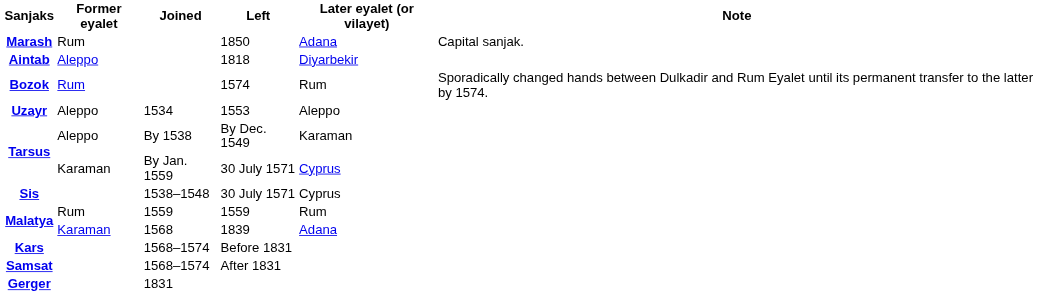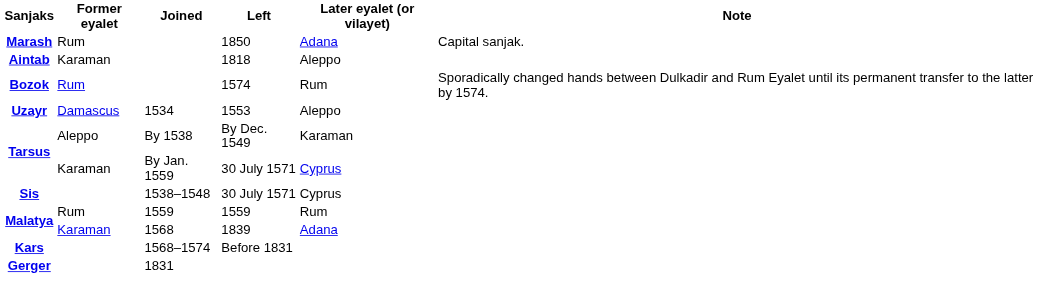(78, 59) Aleppo -> (84, 59) Karaman
(329, 59) Diyarbekir -> (320, 59) Aleppo
(78, 110) Aleppo -> (88, 110) Damascus
- row: (29, 266)
